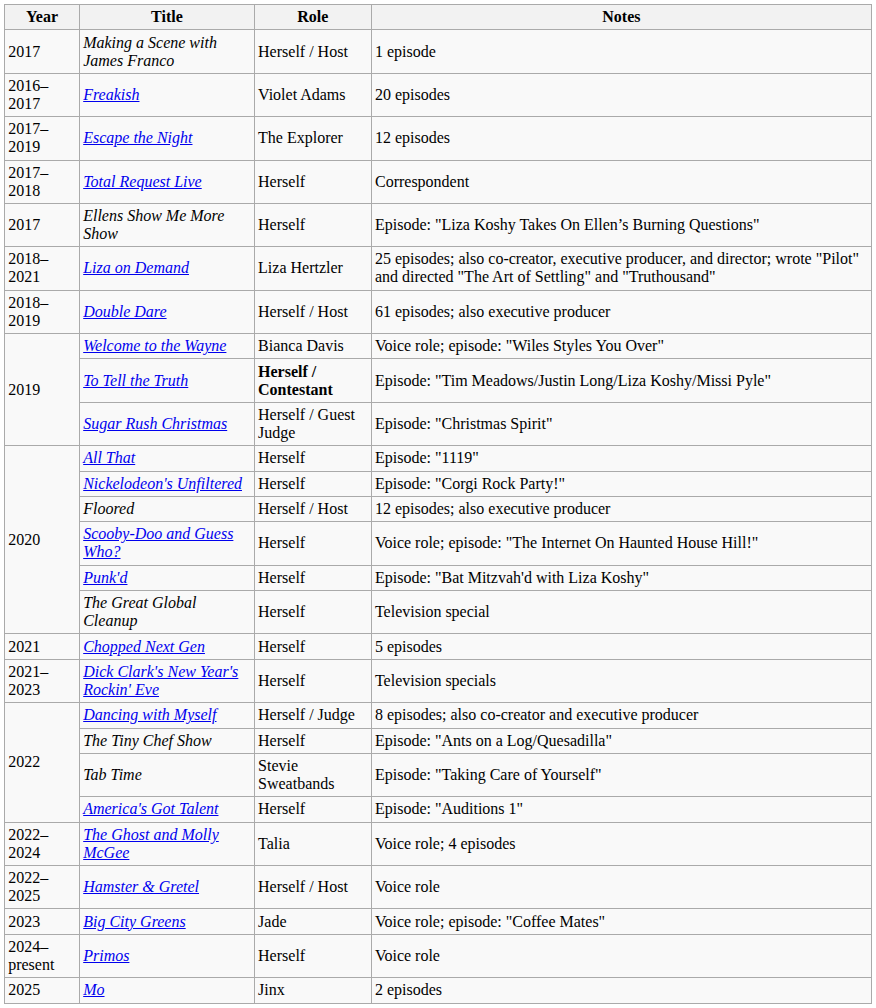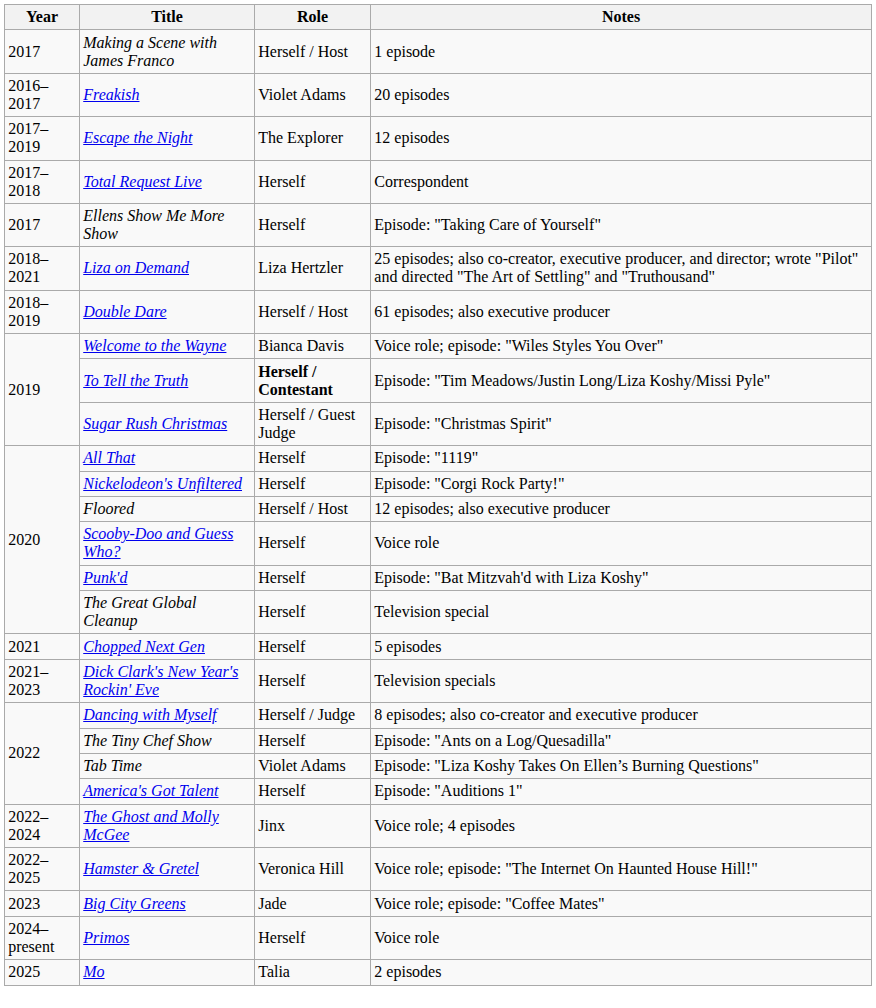(567, 225) Episode: "Liza Koshy Takes On Ellen’s Burning Questions" -> (488, 225) Episode: "Taking Care of Yourself"
(567, 543) Voice role; episode: "The Internet On Haunted House Hill!" -> (407, 543) Voice role
(296, 775) Stevie Sweatbands -> (302, 766) Violet Adams
(488, 775) Episode: "Taking Care of Yourself" -> (567, 766) Episode: "Liza Koshy Takes On Ellen’s Burning Questions"
(274, 843) Talia -> (272, 825) Jinx
(303, 887) Herself / Host -> (301, 869) Veronica Hill
(407, 887) Voice role -> (566, 869) Voice role; episode: "The Internet On Haunted House Hill!"
(271, 990) Jinx -> (274, 972) Talia
